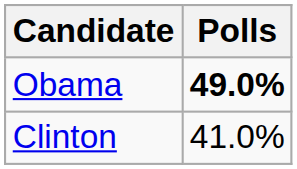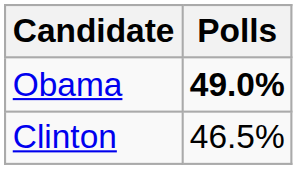(237, 137) 41.0% -> (237, 137) 46.5%
